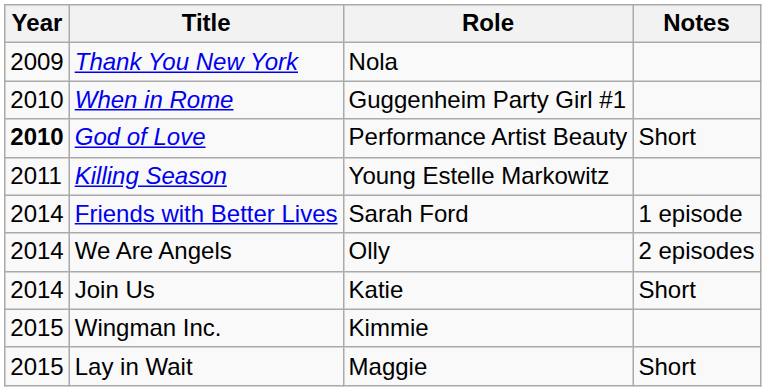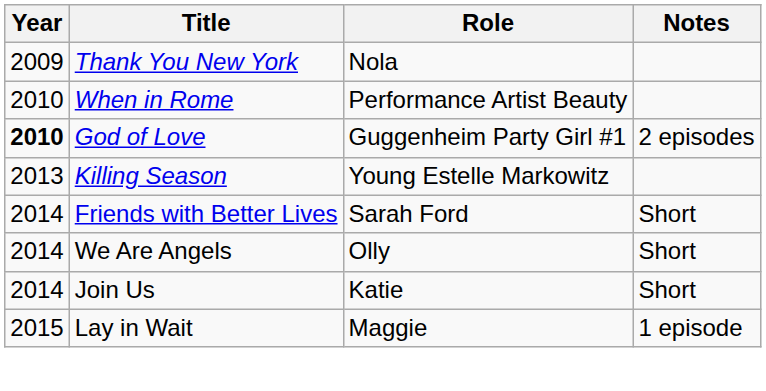(487, 99) Guggenheim Party Girl #1 -> (488, 99) Performance Artist Beauty
(488, 137) Performance Artist Beauty -> (487, 137) Guggenheim Party Girl #1
(667, 137) Short -> (696, 137) 2 episodes
(36, 175) 2011 -> (37, 175) 2013
(690, 213) 1 episode -> (667, 213) Short
(696, 251) 2 episodes -> (667, 251) Short
- row: (148, 328)
(667, 366) Short -> (690, 328) 1 episode
